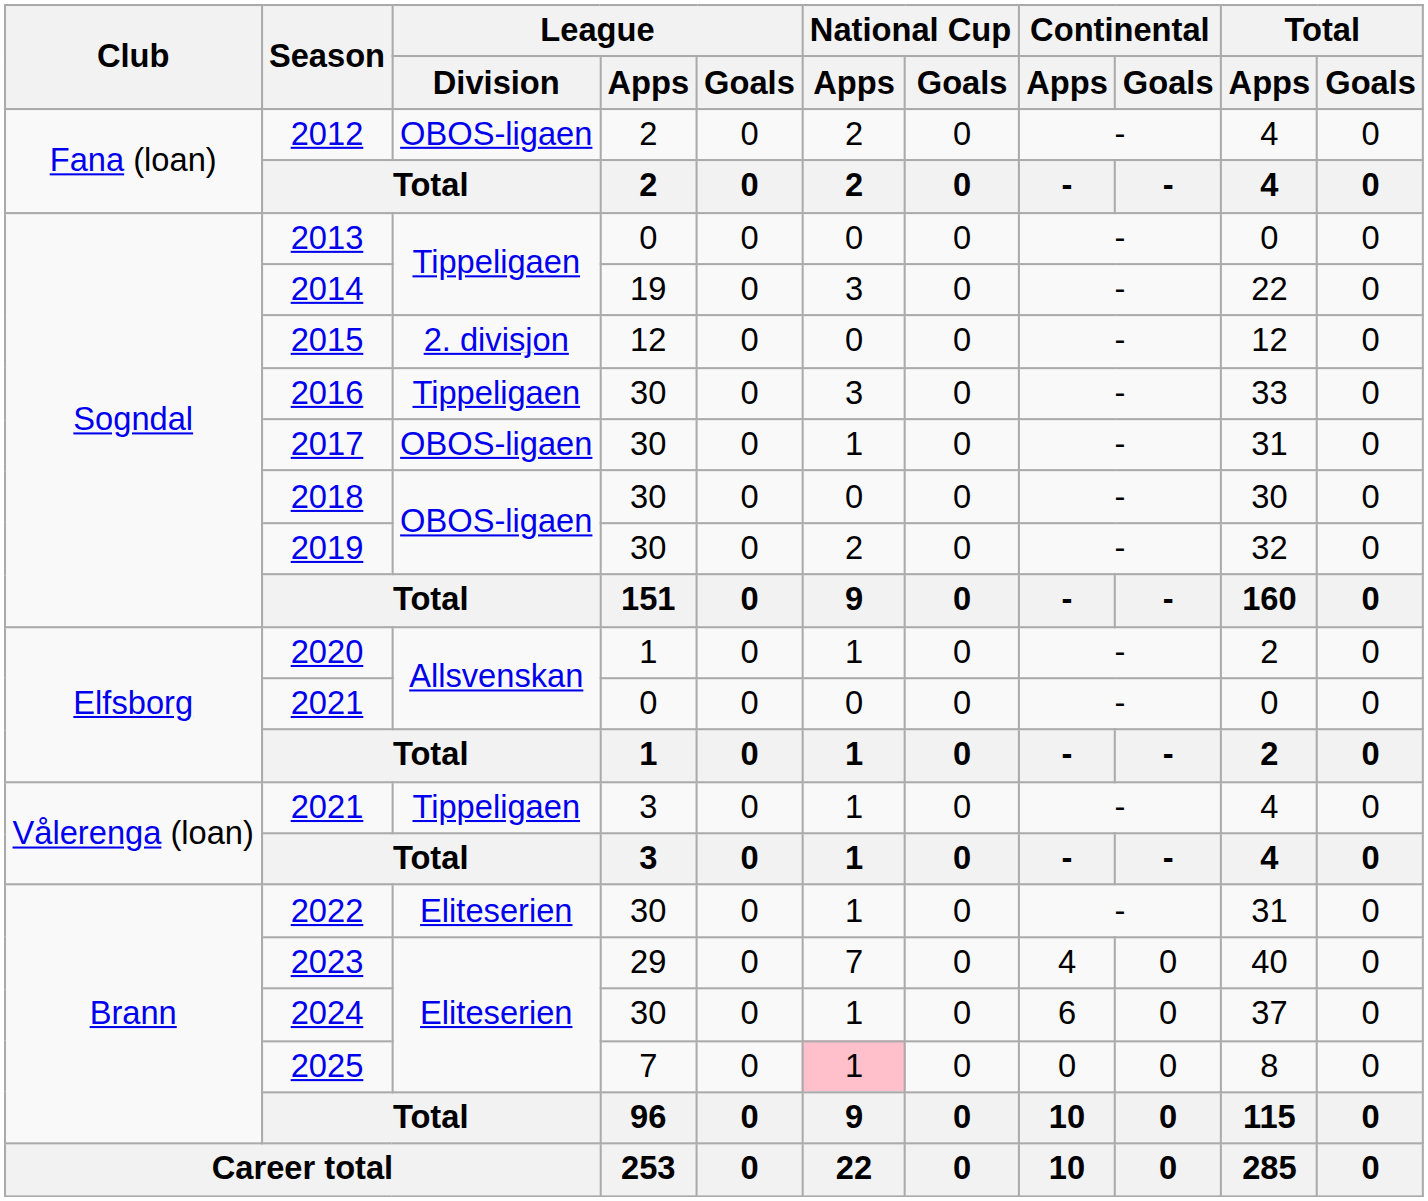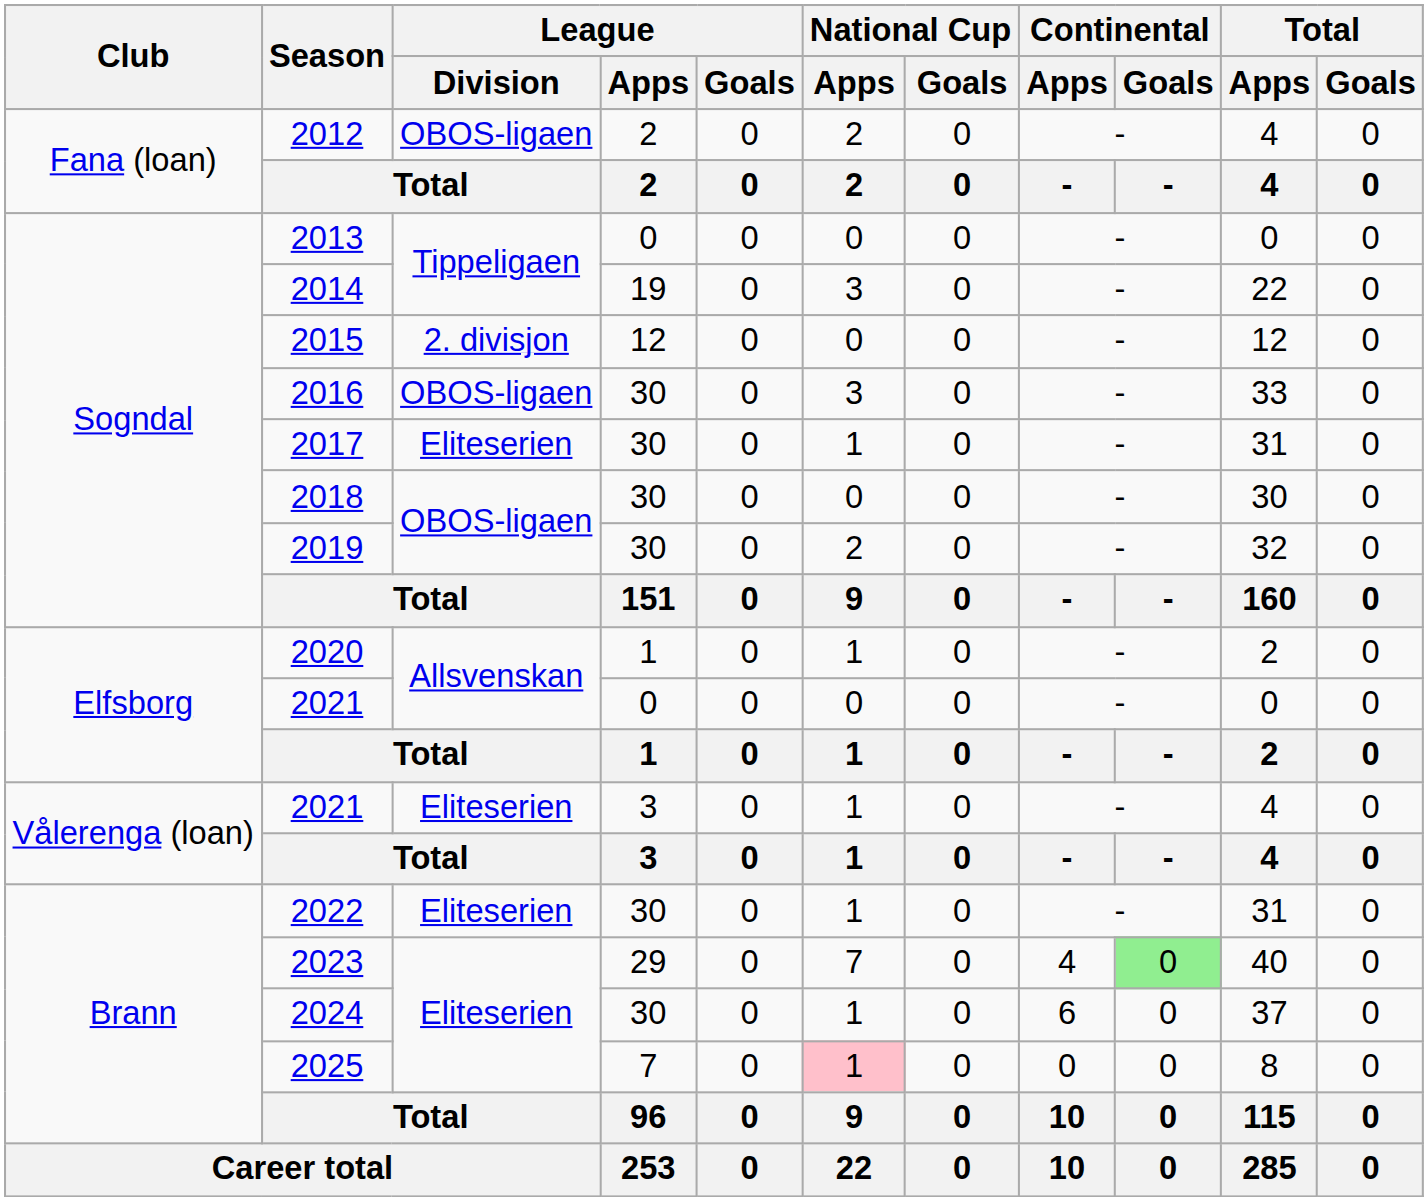(496, 392) Tippeligaen -> (496, 392) OBOS-ligaen
(496, 444) OBOS-ligaen -> (496, 444) Eliteserien
(496, 806) Tippeligaen -> (496, 806) Eliteserien
(1168, 962) no background -> (1168, 962) lightgreen background
